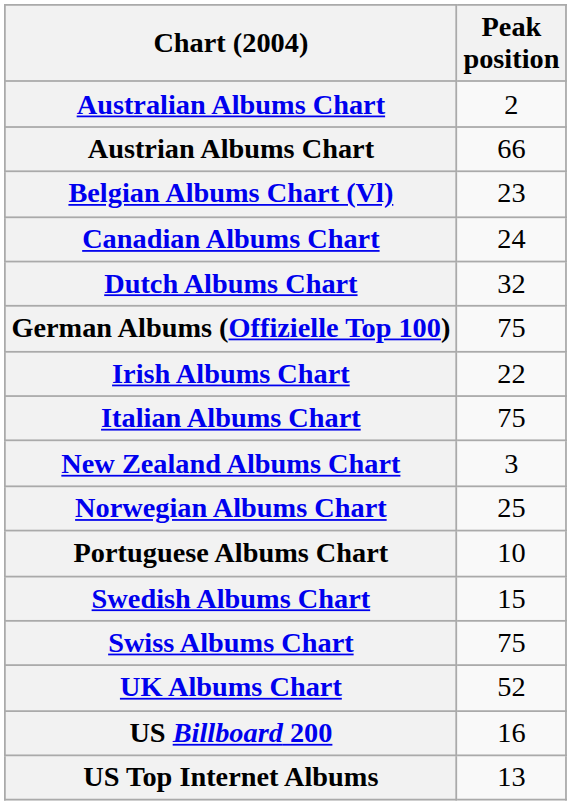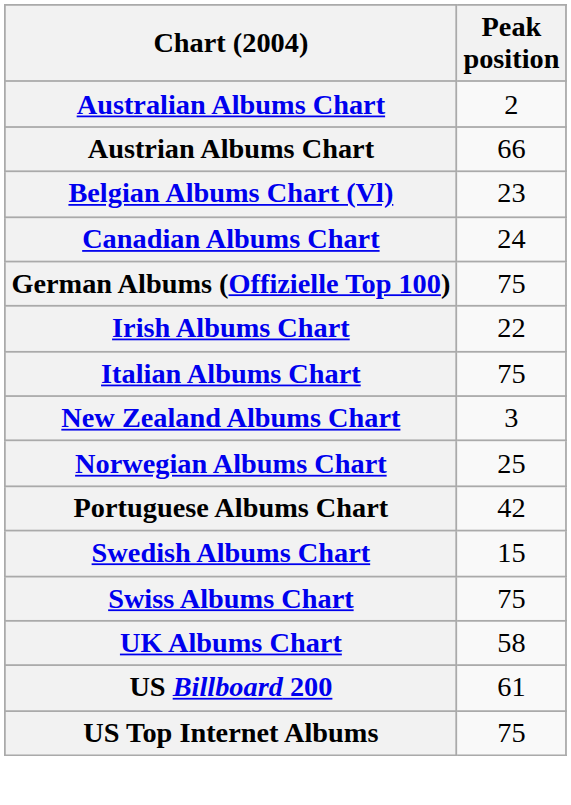- row: (231, 283)
(511, 552) 10 -> (511, 507) 42
(511, 687) 52 -> (511, 642) 58
(511, 732) 16 -> (511, 687) 61
(511, 777) 13 -> (511, 732) 75
